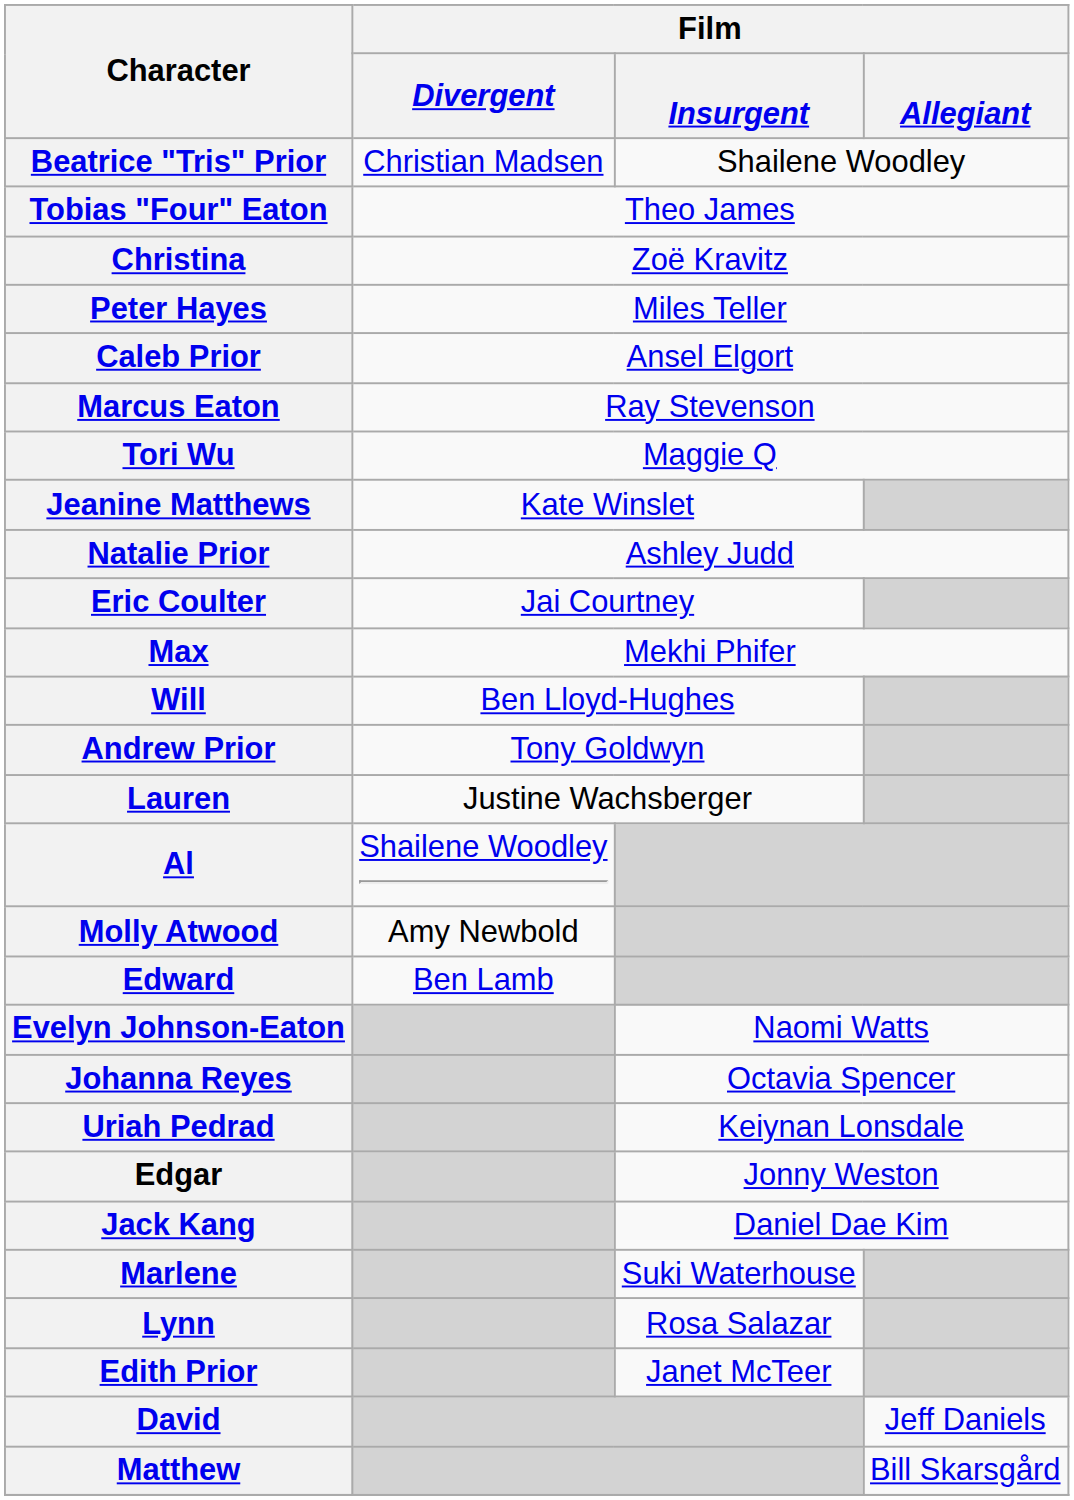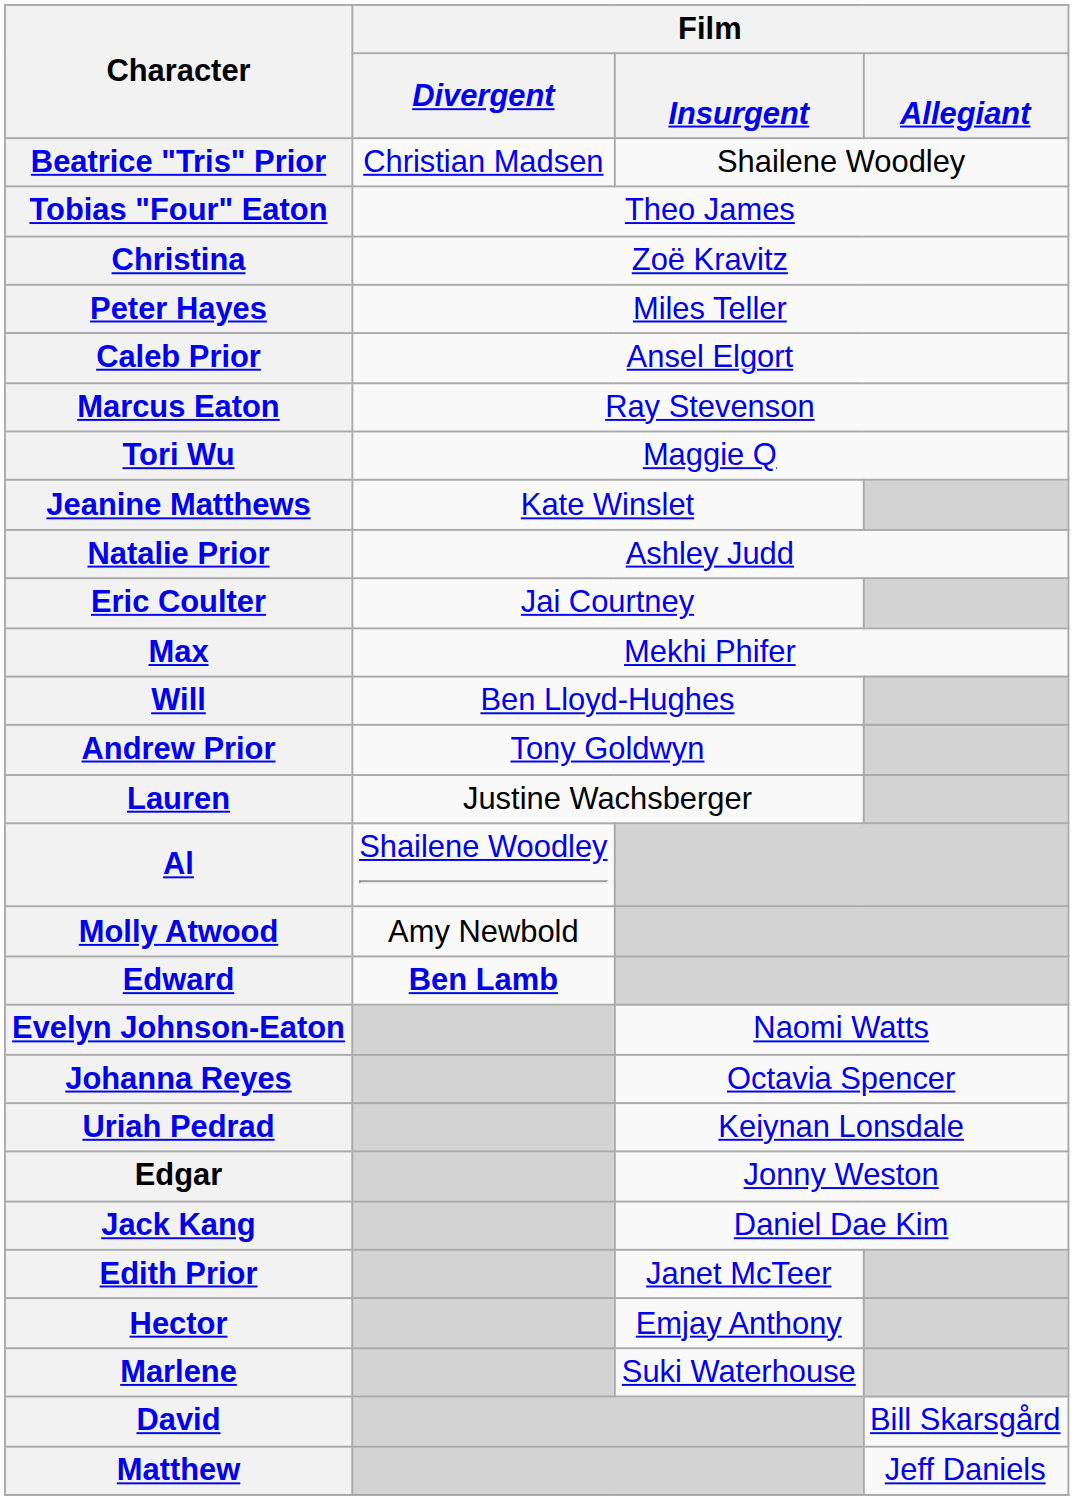(483, 979) normal -> (483, 979) bold
rows swapped: (179, 1273) <-> (179, 1371)
- row: (179, 1322)
+ row: (179, 1322)
(965, 1420) Jeff Daniels -> (965, 1420) Bill Skarsgård
(965, 1469) Bill Skarsgård -> (965, 1469) Jeff Daniels
